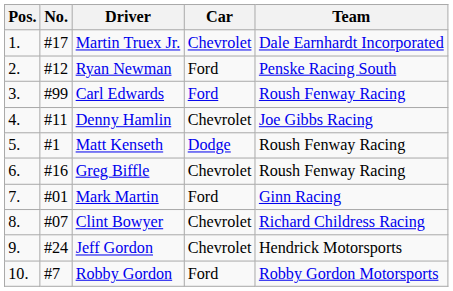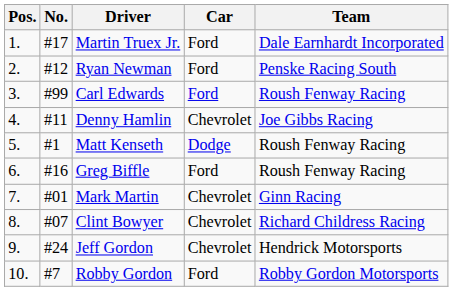(220, 42) Chevrolet -> (203, 42) Ford
(220, 171) Chevrolet -> (203, 171) Ford
(203, 196) Ford -> (220, 196) Chevrolet
